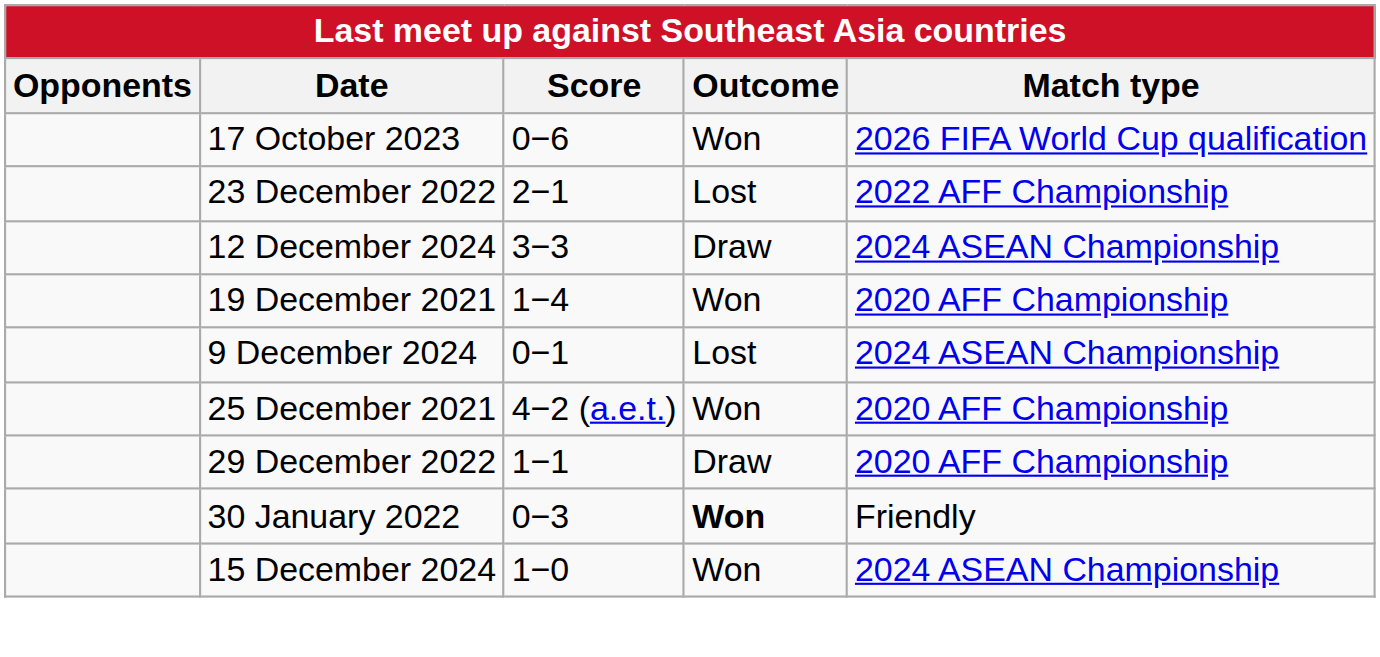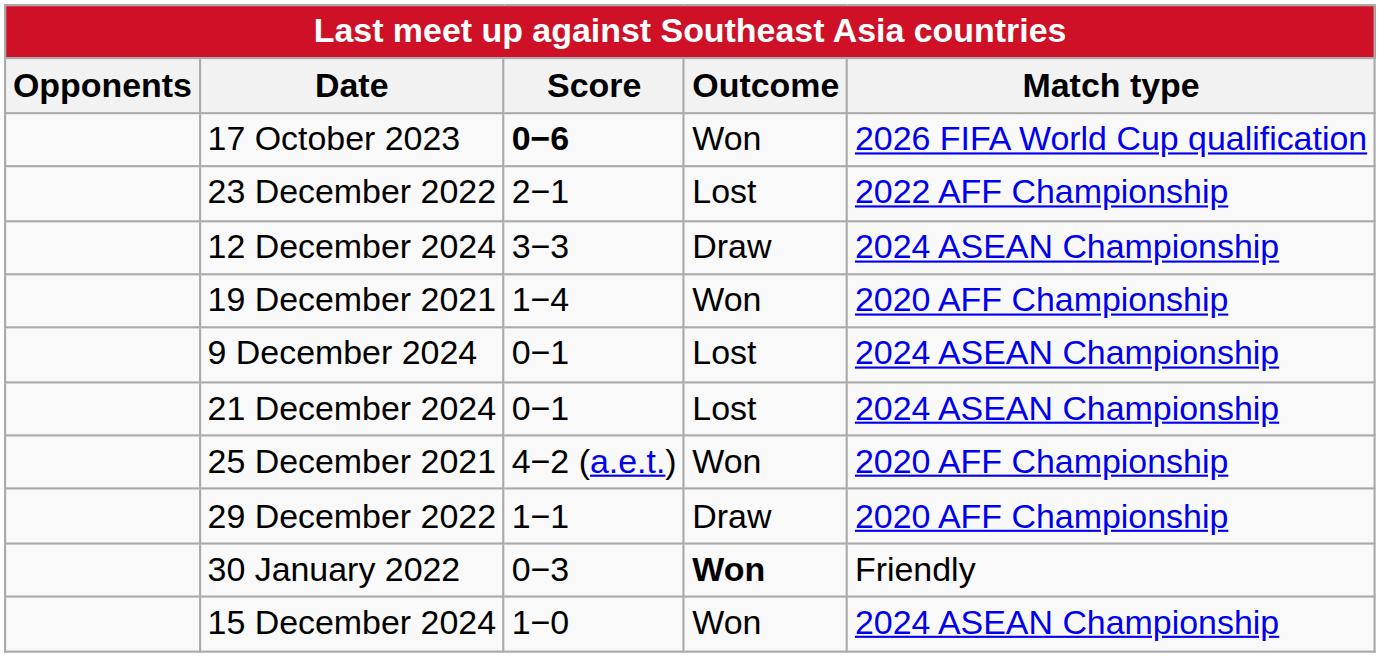(540, 138) normal -> (540, 138) bold
+ row: (352, 407)
